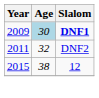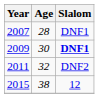+ row: (18, 31)
(44, 31) lightblue background -> (44, 48) no background
